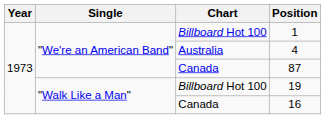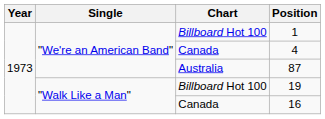(201, 50) Australia -> (198, 50) Canada
(198, 68) Canada -> (201, 68) Australia
